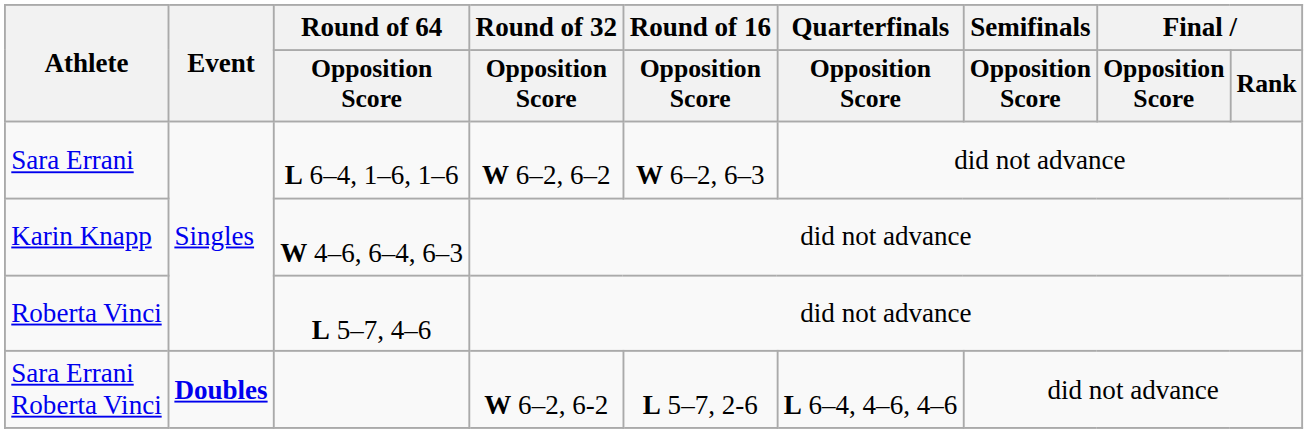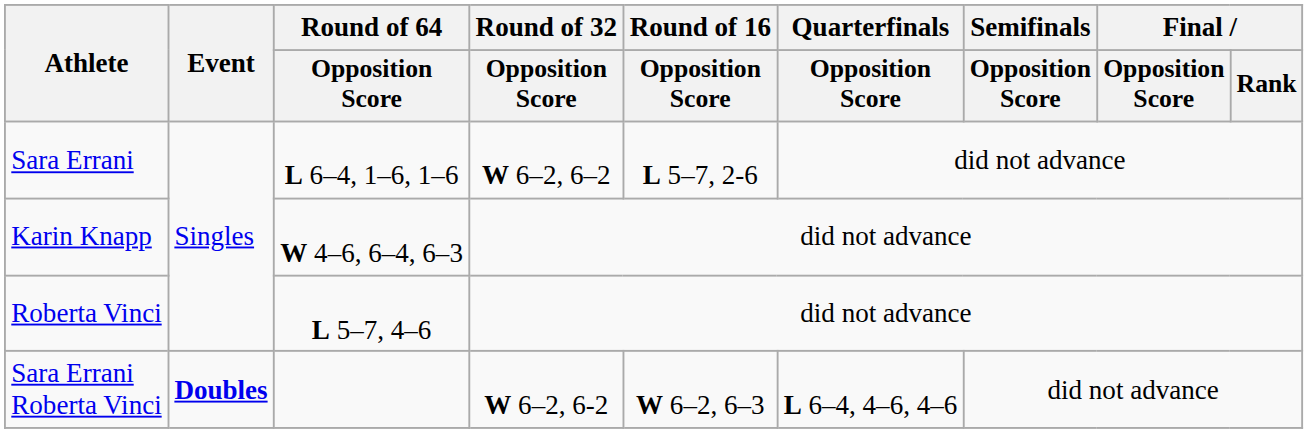(700, 176) W 6–2, 6–3 -> (700, 176) L 5–7, 2-6
(700, 405) L 5–7, 2-6 -> (700, 405) W 6–2, 6–3
